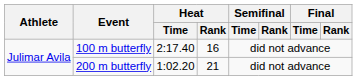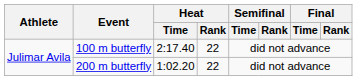(213, 49) 16 -> (213, 49) 22
(213, 67) 21 -> (213, 67) 22
